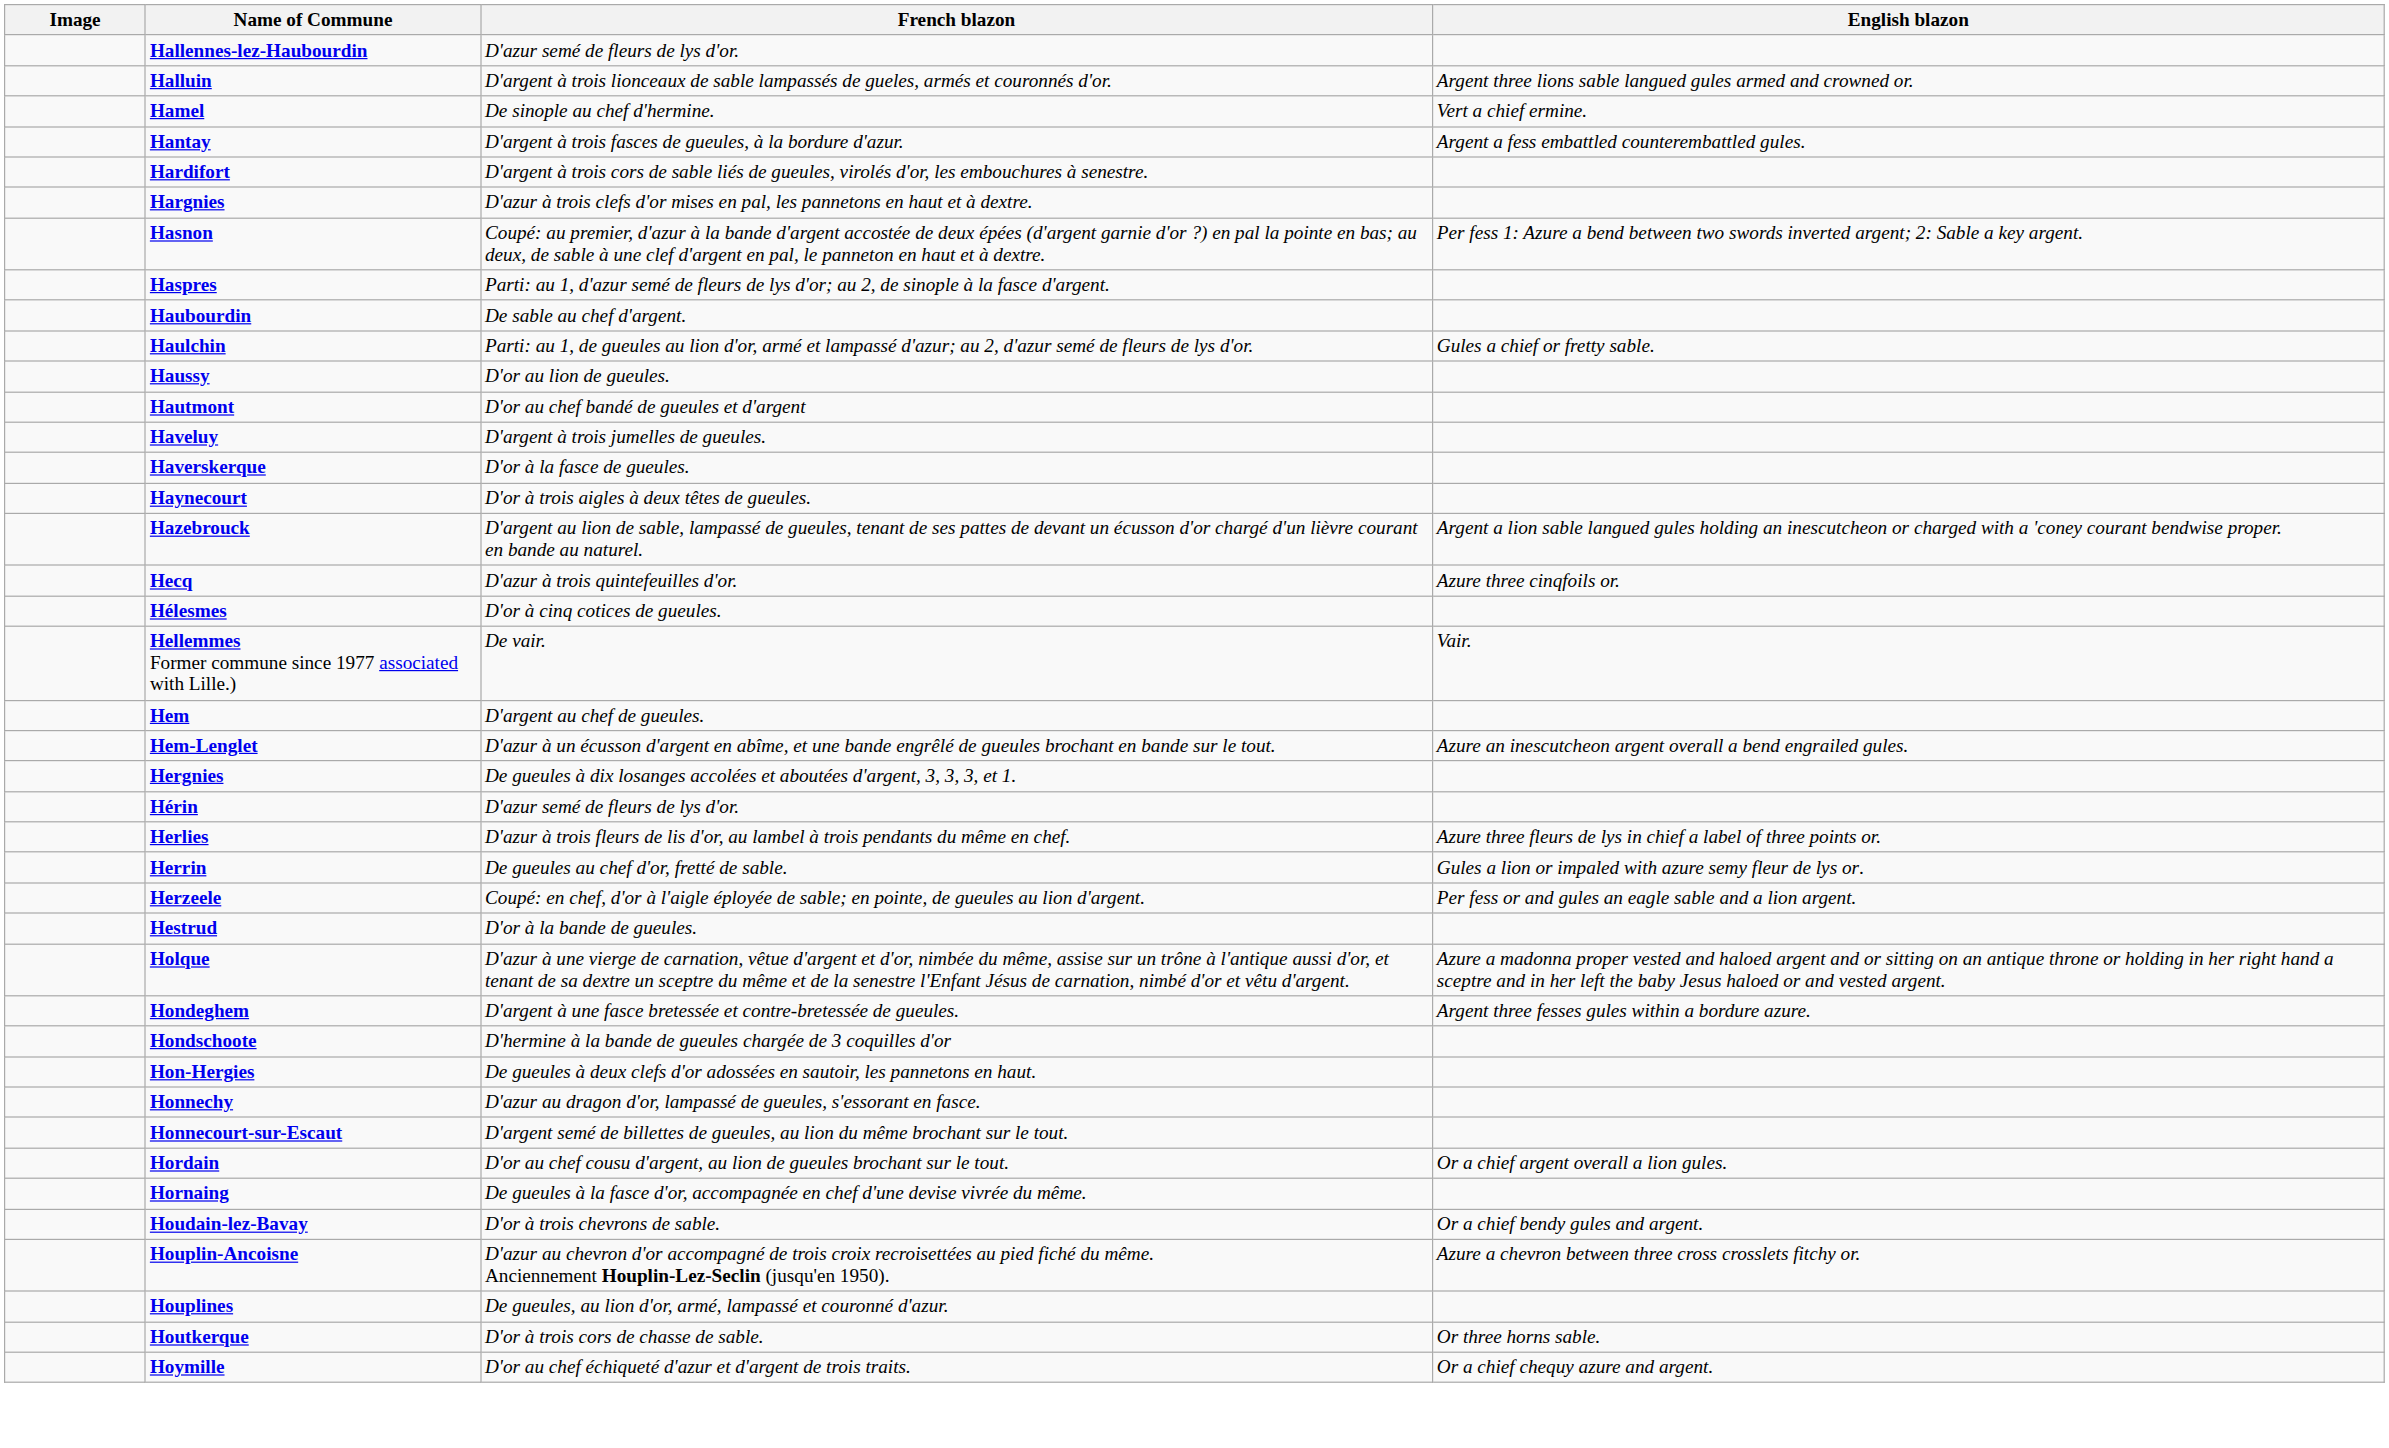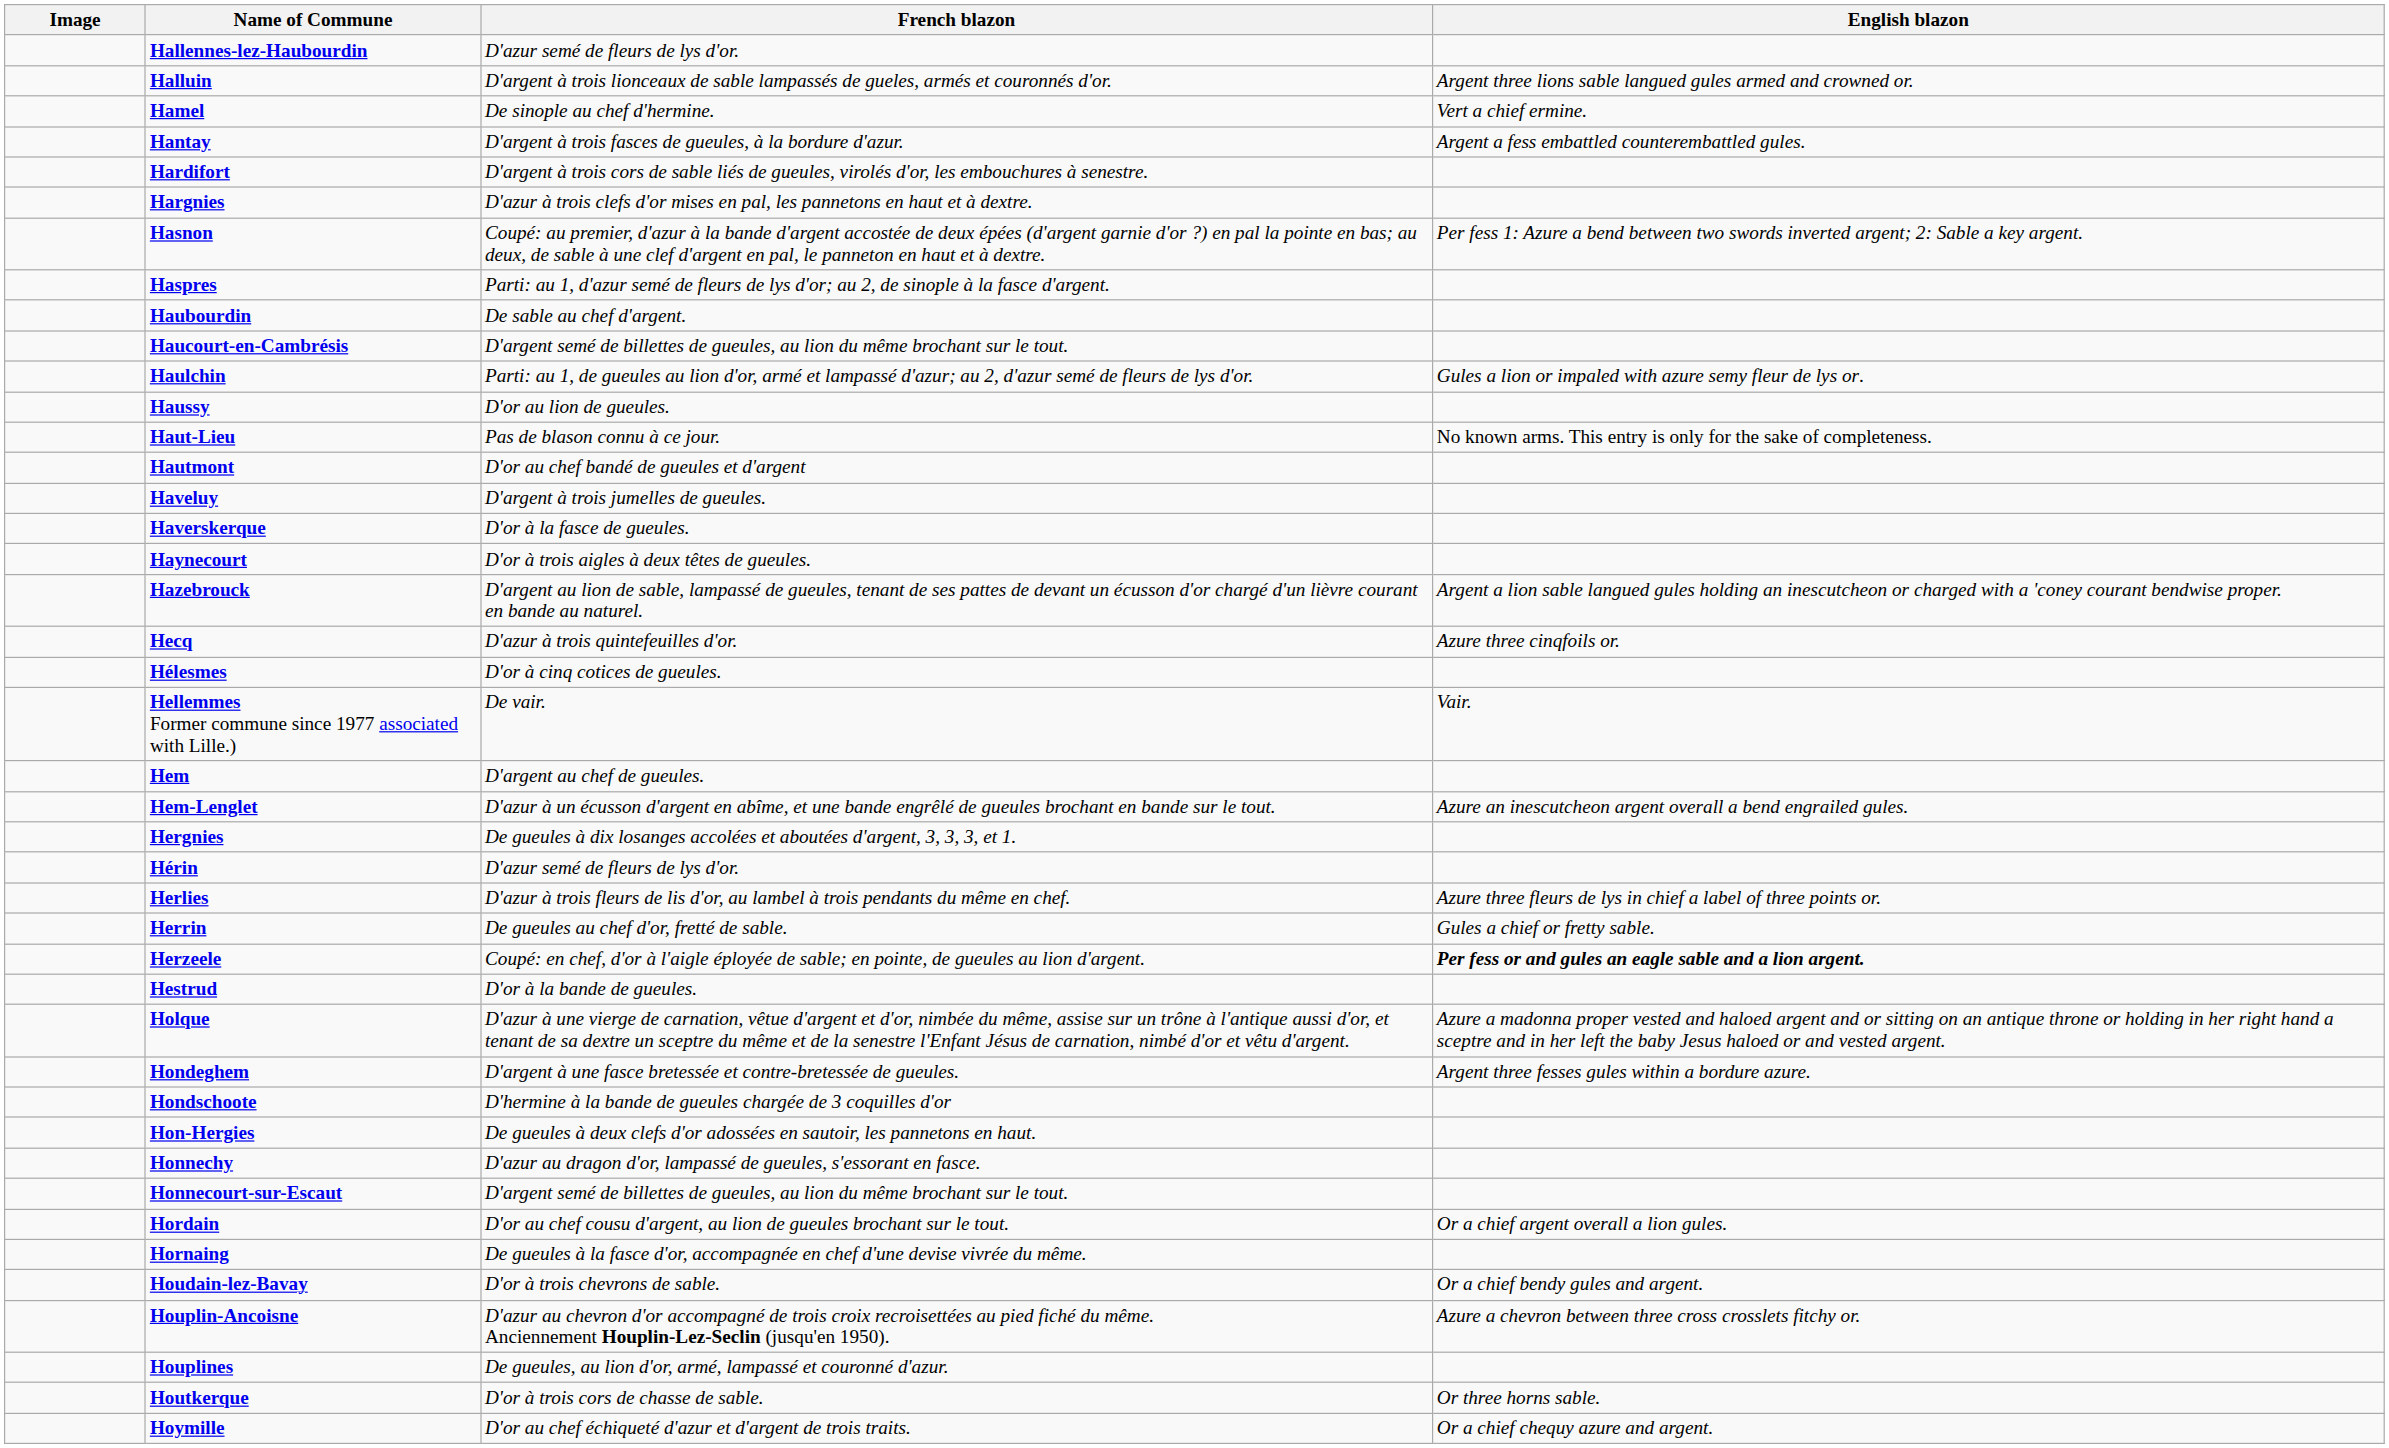+ row: (249, 345)
(1546, 345) Gules a chief or fretty sable. -> (1650, 376) Gules a lion or impaled with azure semy fleur de lys or.
+ row: (193, 437)
(1650, 867) Gules a lion or impaled with azure semy fleur de lys or. -> (1546, 928) Gules a chief or fretty sable.
(1647, 897) normal -> (1651, 958) bold
